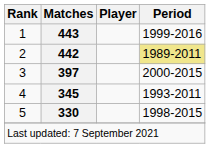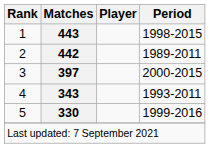(172, 34) 1999-2016 -> (172, 34) 1998-2015
(172, 53) khaki background -> (172, 53) no background
(69, 93) 345 -> (69, 93) 343
(172, 113) 1998-2015 -> (172, 113) 1999-2016
